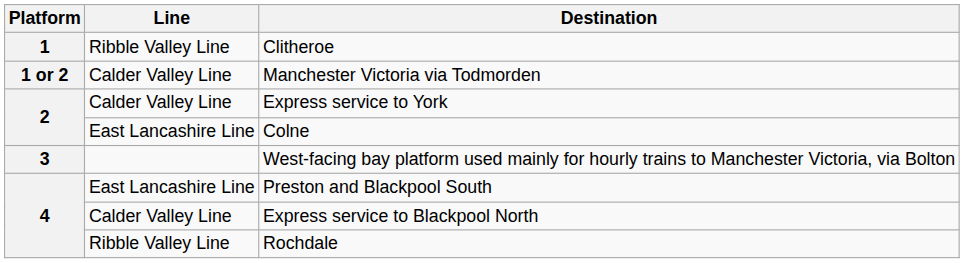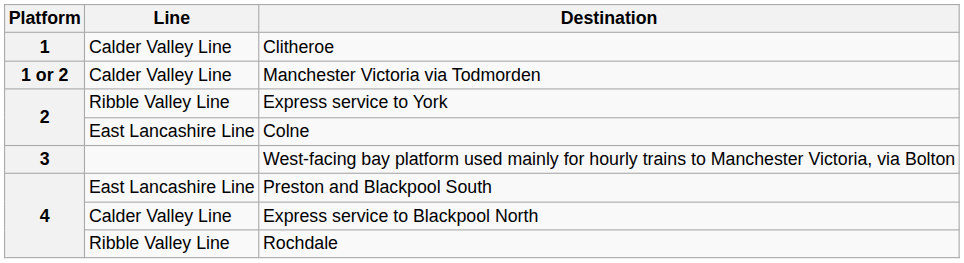(159, 46) Ribble Valley Line -> (160, 46) Calder Valley Line
(160, 103) Calder Valley Line -> (159, 103) Ribble Valley Line
